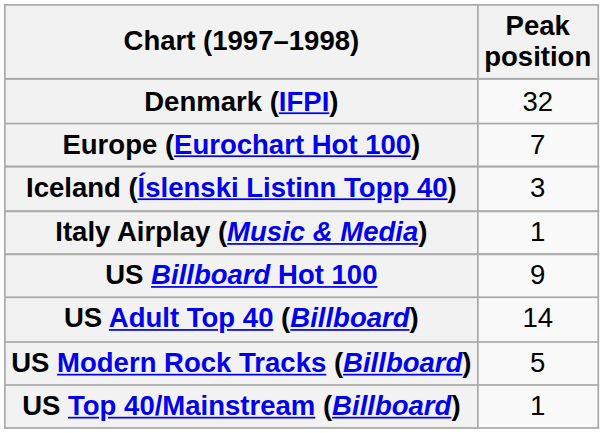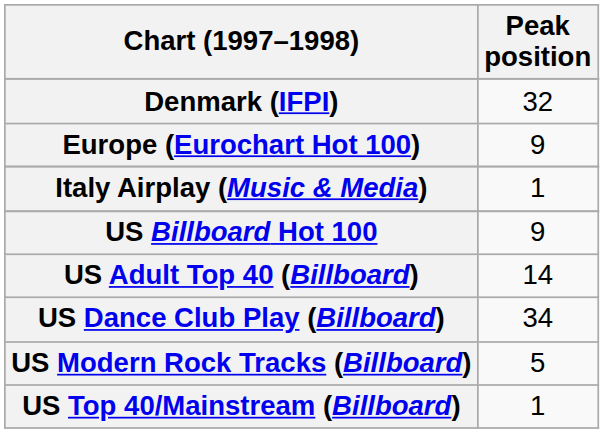(538, 144) 7 -> (538, 144) 9
- row: (241, 188)
+ row: (241, 319)
